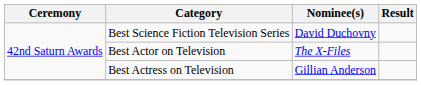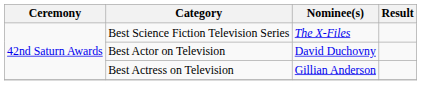(335, 32) David Duchovny -> (323, 32) The X-Files
(323, 51) The X-Files -> (335, 51) David Duchovny
